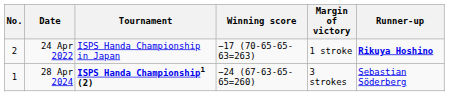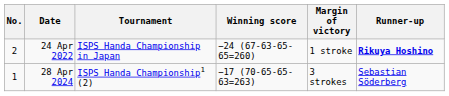(256, 51) −17 (70-65-65-63=263) -> (256, 51) −24 (67-63-65-65=260)
(141, 77) bold -> (141, 77) normal
(256, 77) −24 (67-63-65-65=260) -> (256, 77) −17 (70-65-65-63=263)
